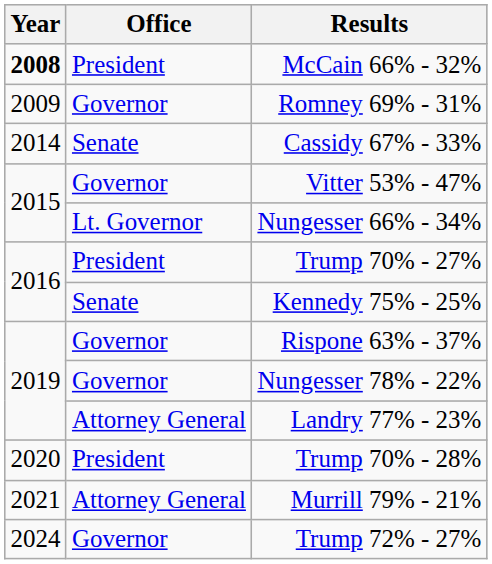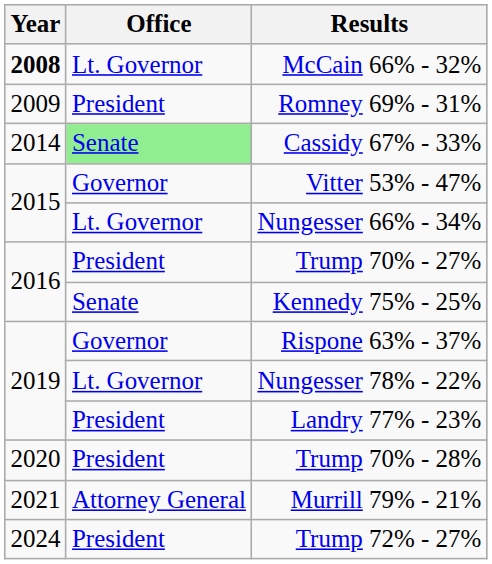(118, 63) President -> (137, 63) Lt. Governor
(120, 103) Governor -> (118, 103) President
(105, 143) no background -> (105, 143) lightgreen background
(120, 380) Governor -> (137, 380) Lt. Governor
(159, 420) Attorney General -> (118, 420) President
(120, 538) Governor -> (118, 538) President
